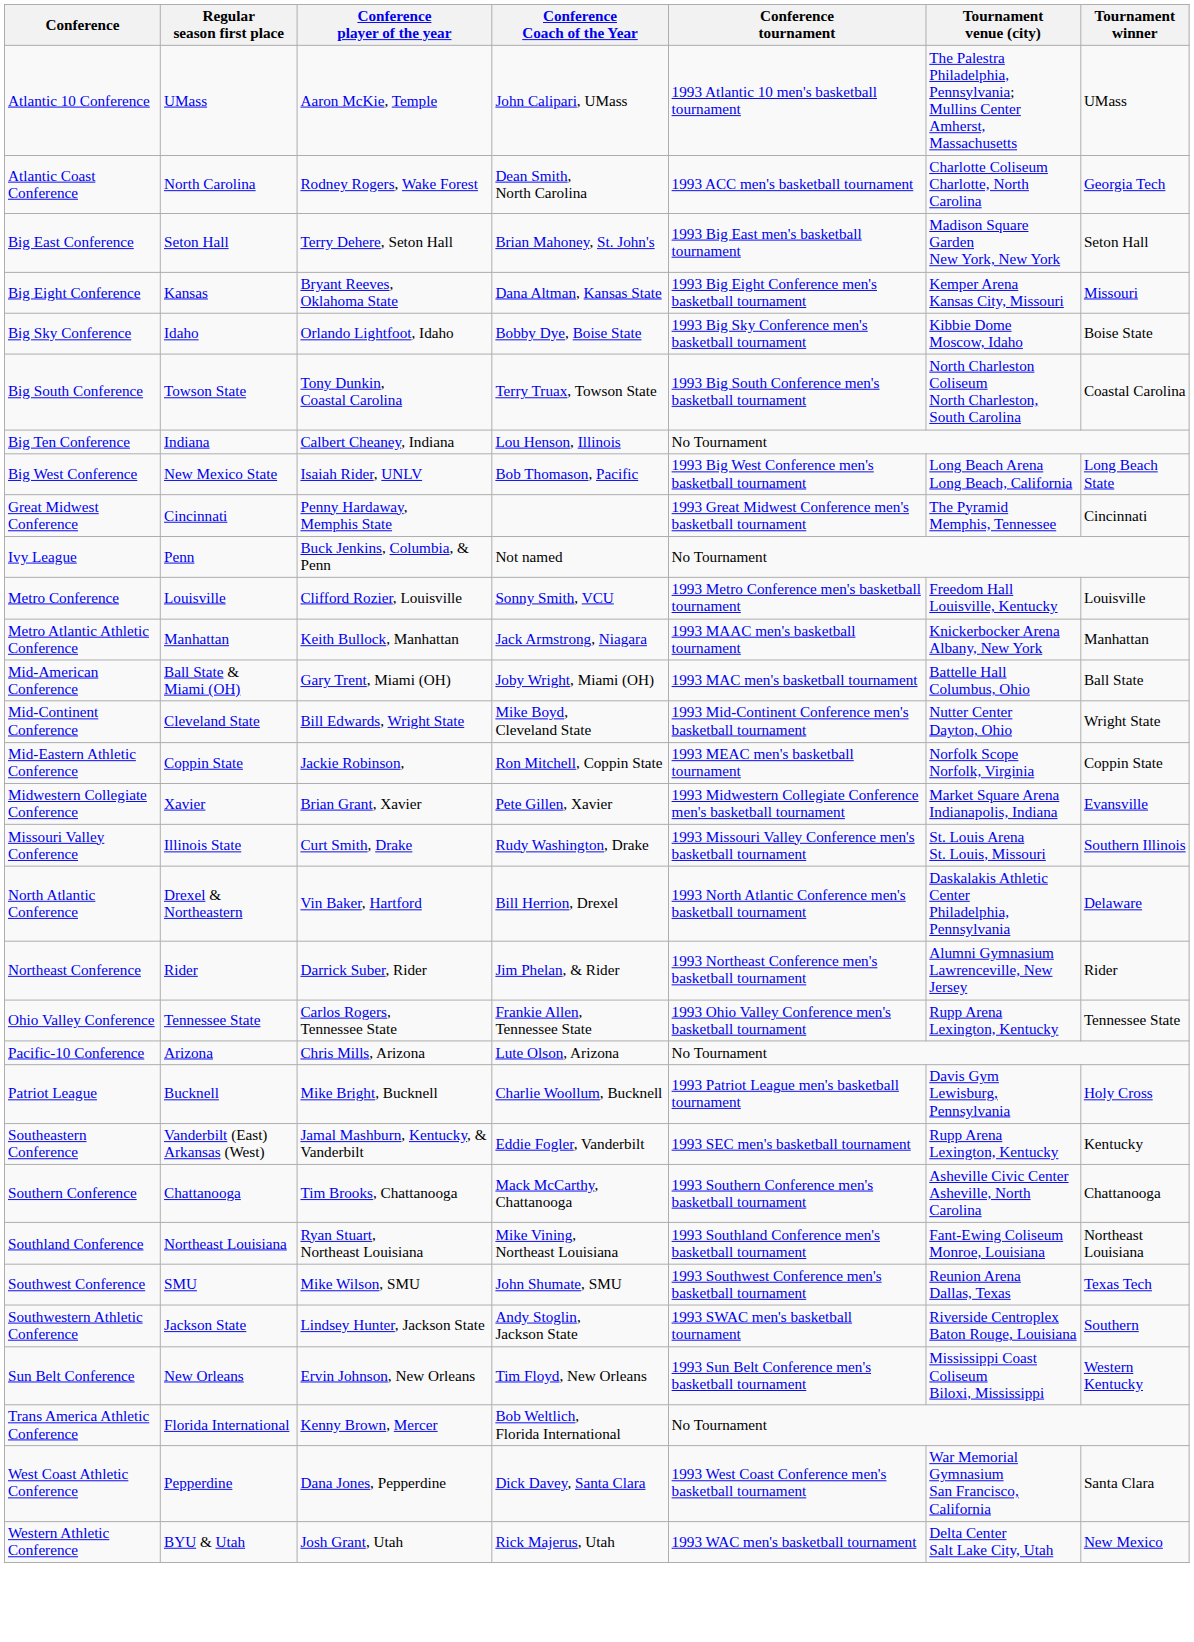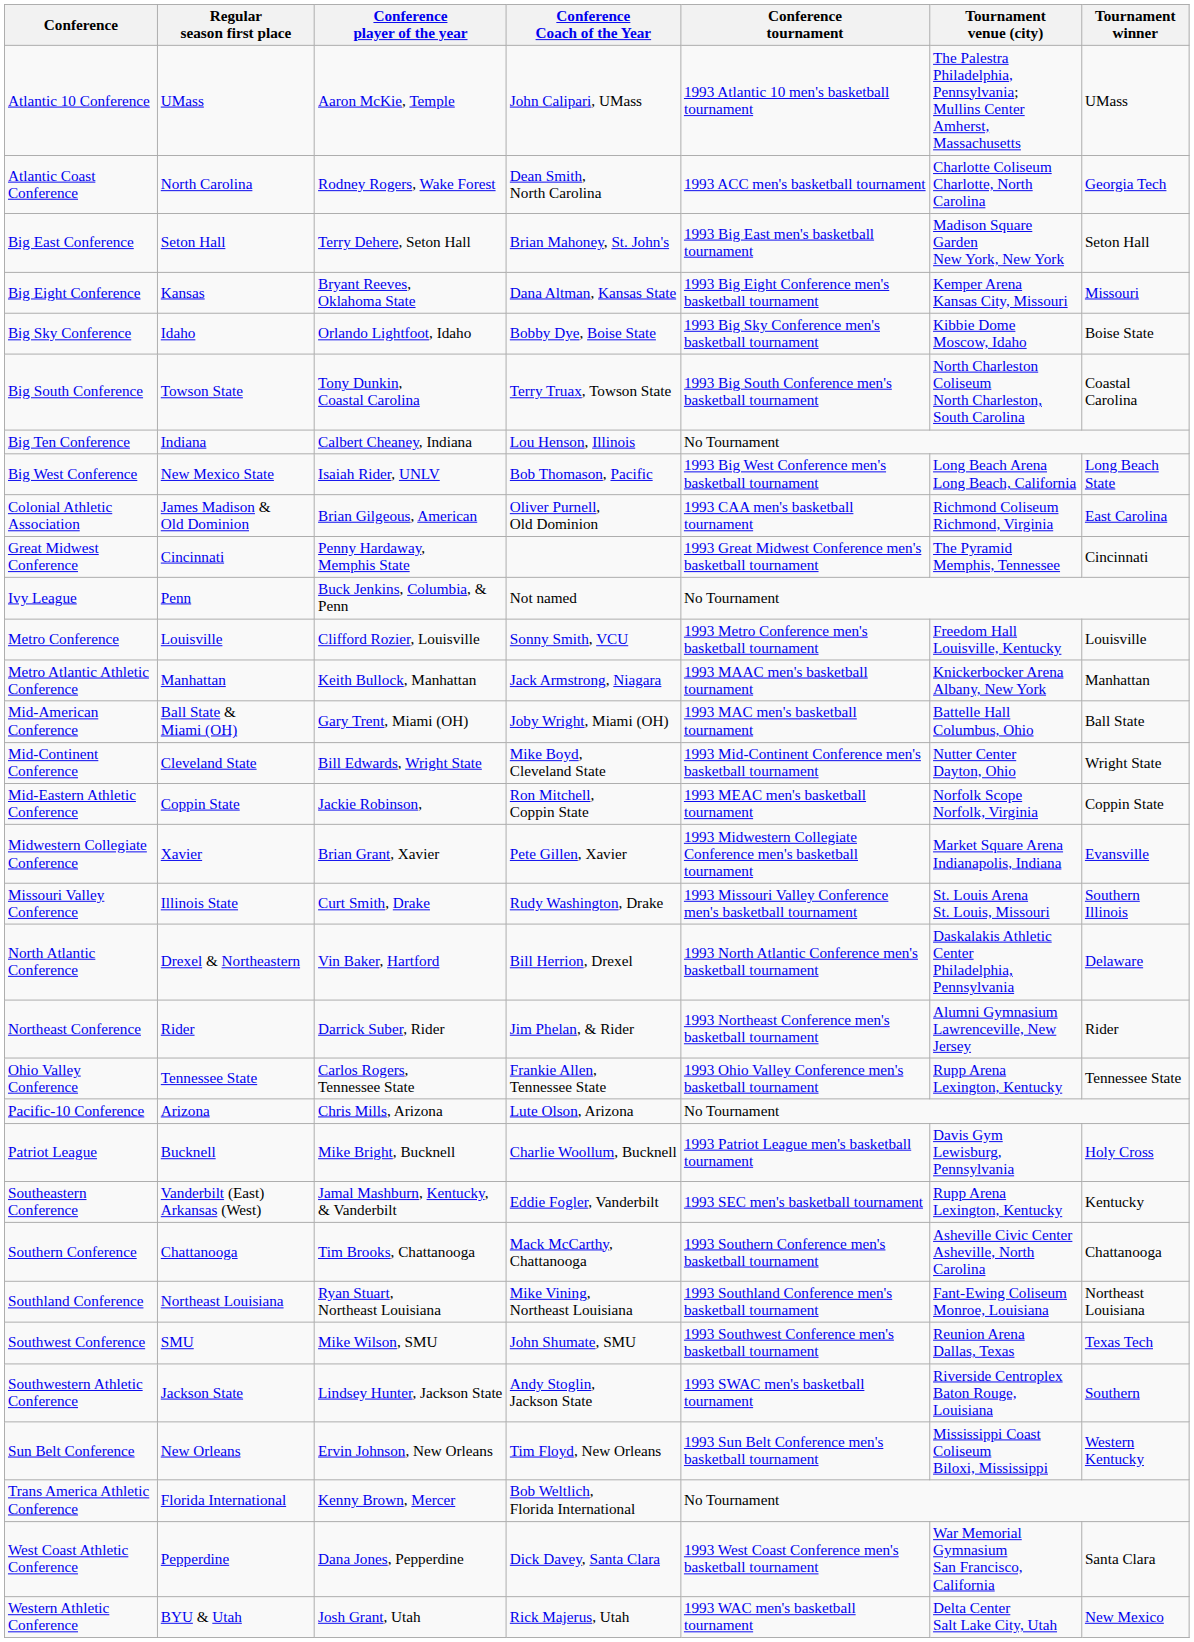+ row: (60, 515)
